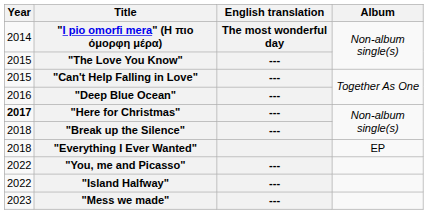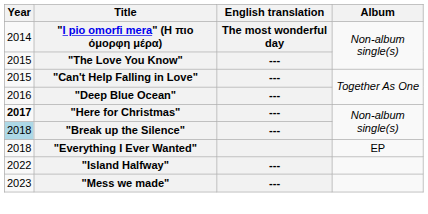(19, 130) no background -> (19, 130) lightblue background
- row: (125, 165)
